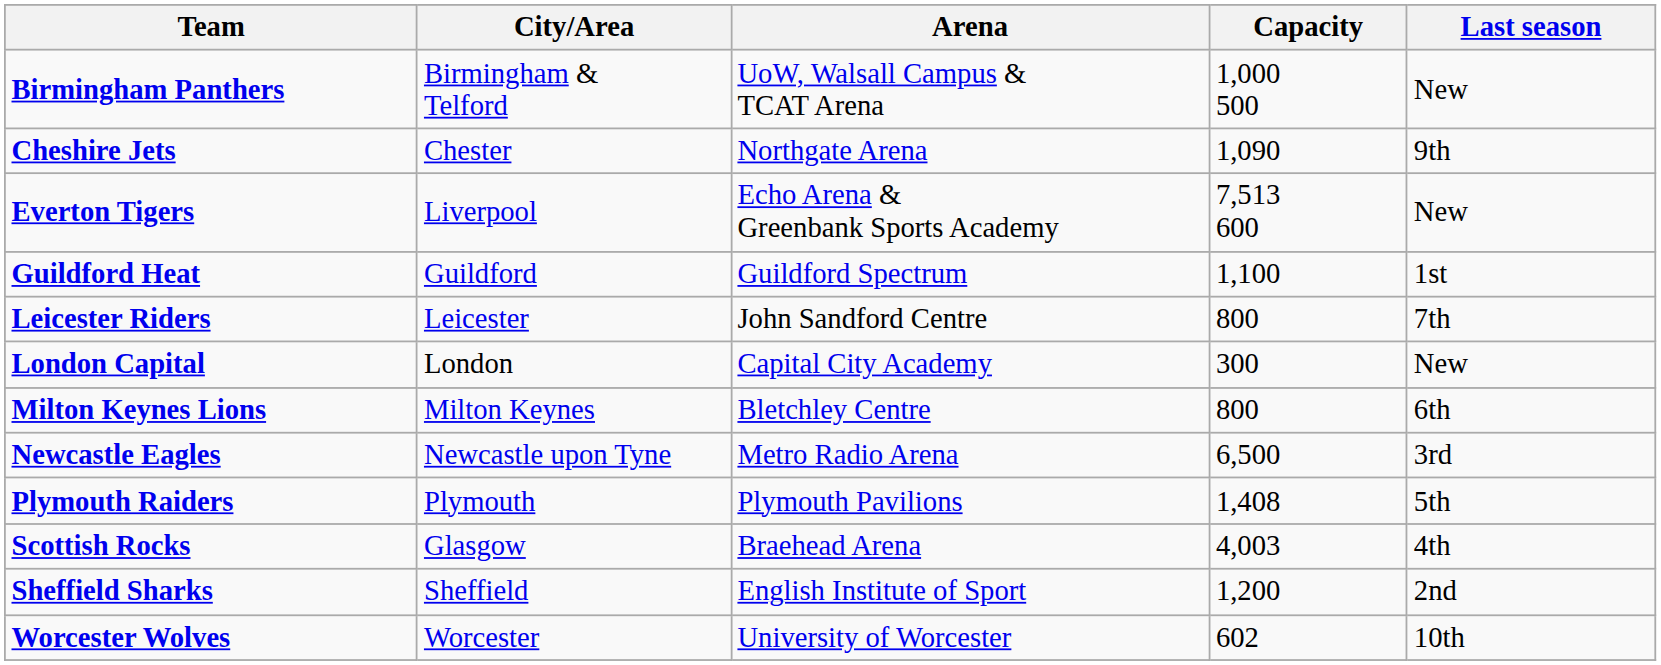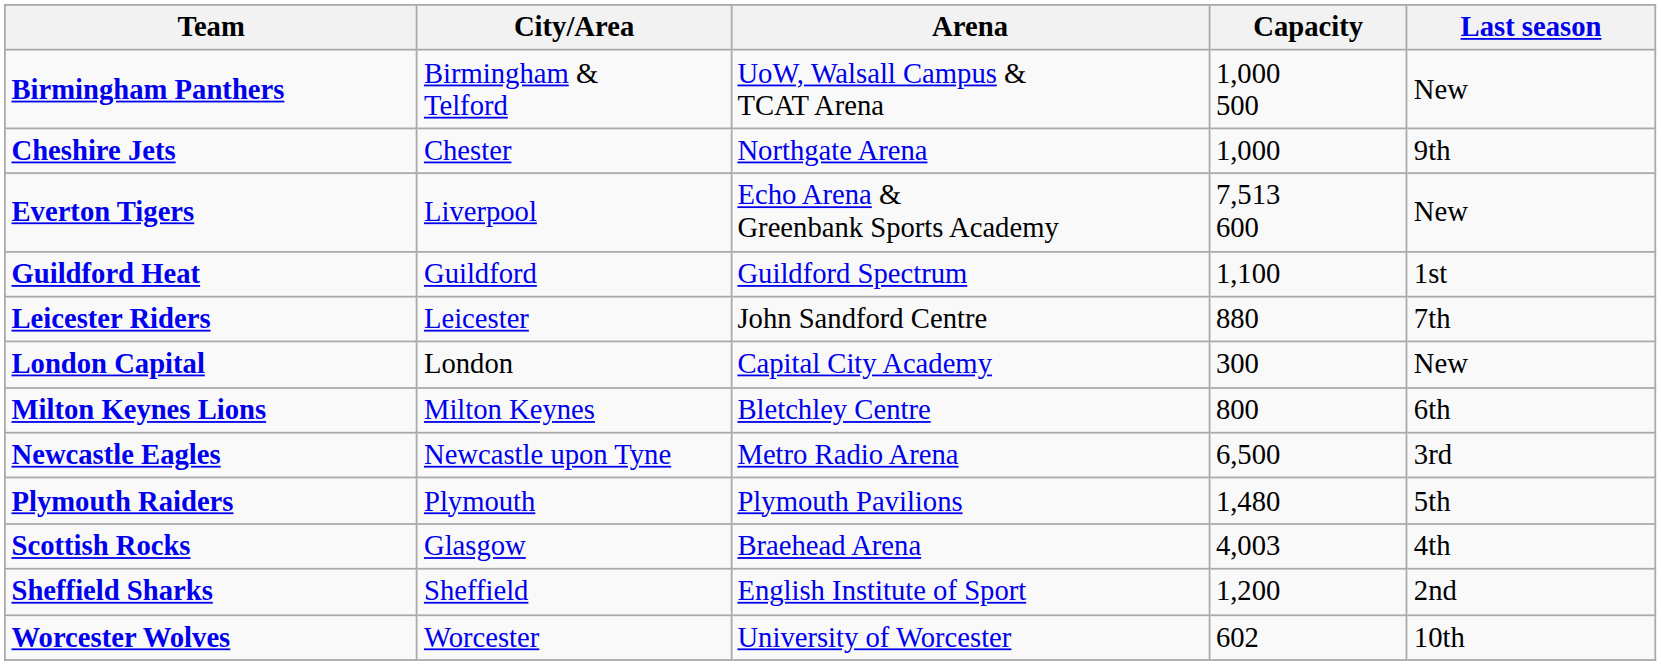(1248, 150) 1,090 -> (1248, 150) 1,000
(1237, 318) 800 -> (1237, 318) 880
(1248, 500) 1,408 -> (1248, 500) 1,480
